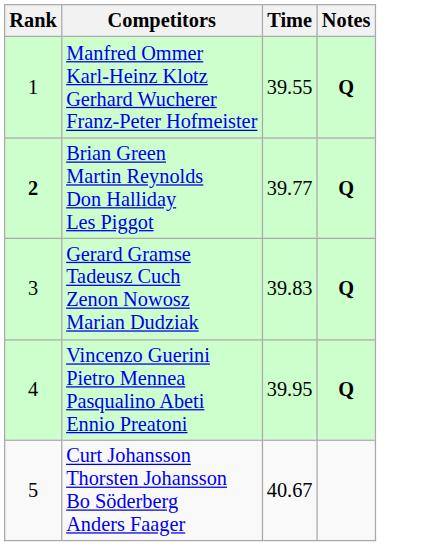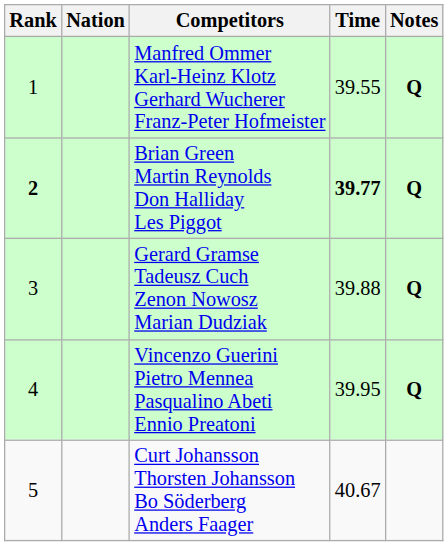+ column: (95, 20)
(290, 187) normal -> (358, 187) bold
(290, 288) 39.83 -> (358, 288) 39.88
